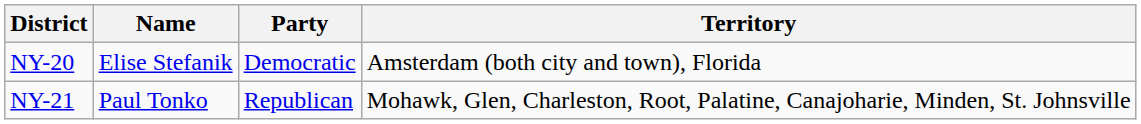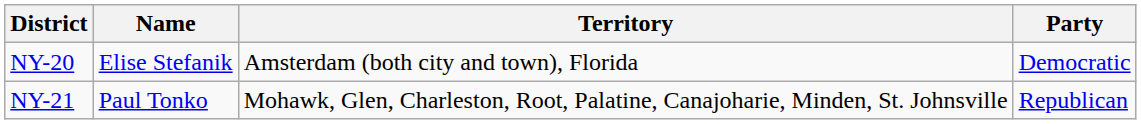columns swapped: (300, 23) <-> (749, 23)
